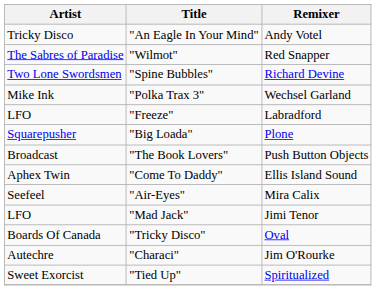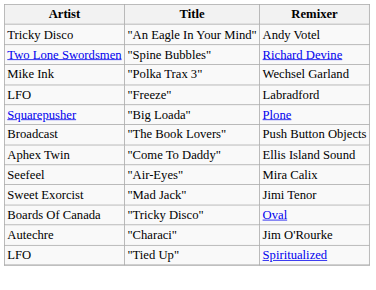- row: (154, 54)
(19, 214) LFO -> (45, 194) Sweet Exorcist
(45, 275) Sweet Exorcist -> (19, 255) LFO
